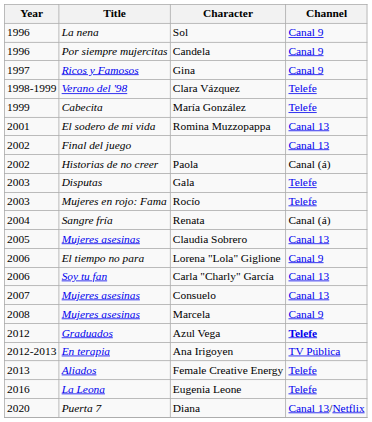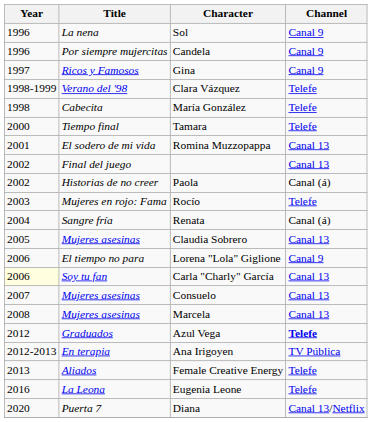(18, 108) 1999 -> (18, 108) 1998
+ row: (90, 126)
- row: (82, 183)
(18, 276) no background -> (18, 276) lightyellow background
(306, 314) Canal 9 -> (309, 314) Canal 13
